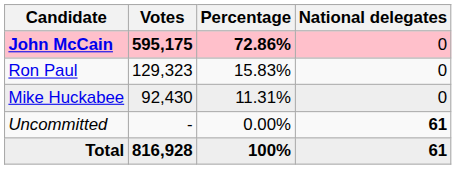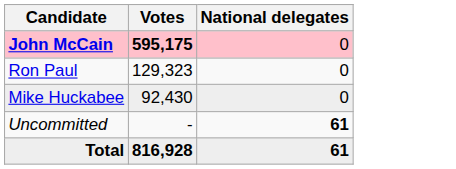- column: (246, 17)
